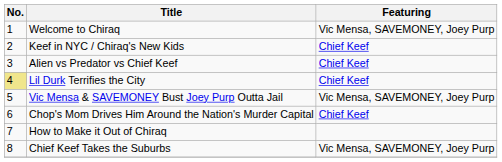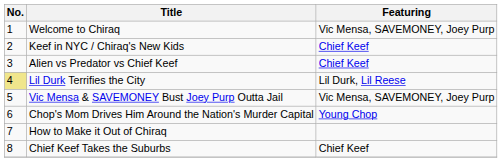(344, 81) Chief Keef -> (362, 81) Lil Durk, Lil Reese
(344, 115) Chief Keef -> (348, 115) Young Chop
(407, 149) Vic Mensa, SAVEMONEY, Joey Purp -> (344, 149) Chief Keef
